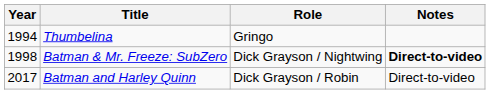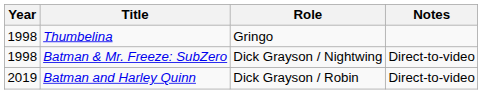(22, 36) 1994 -> (22, 36) 1998
(435, 57) bold -> (432, 57) normal
(22, 78) 2017 -> (22, 78) 2019
